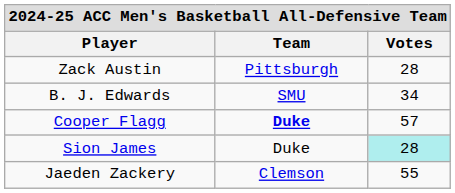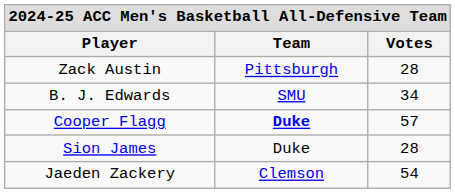(409, 148) paleturquoise background -> (409, 148) no background
(409, 174) 55 -> (409, 174) 54
